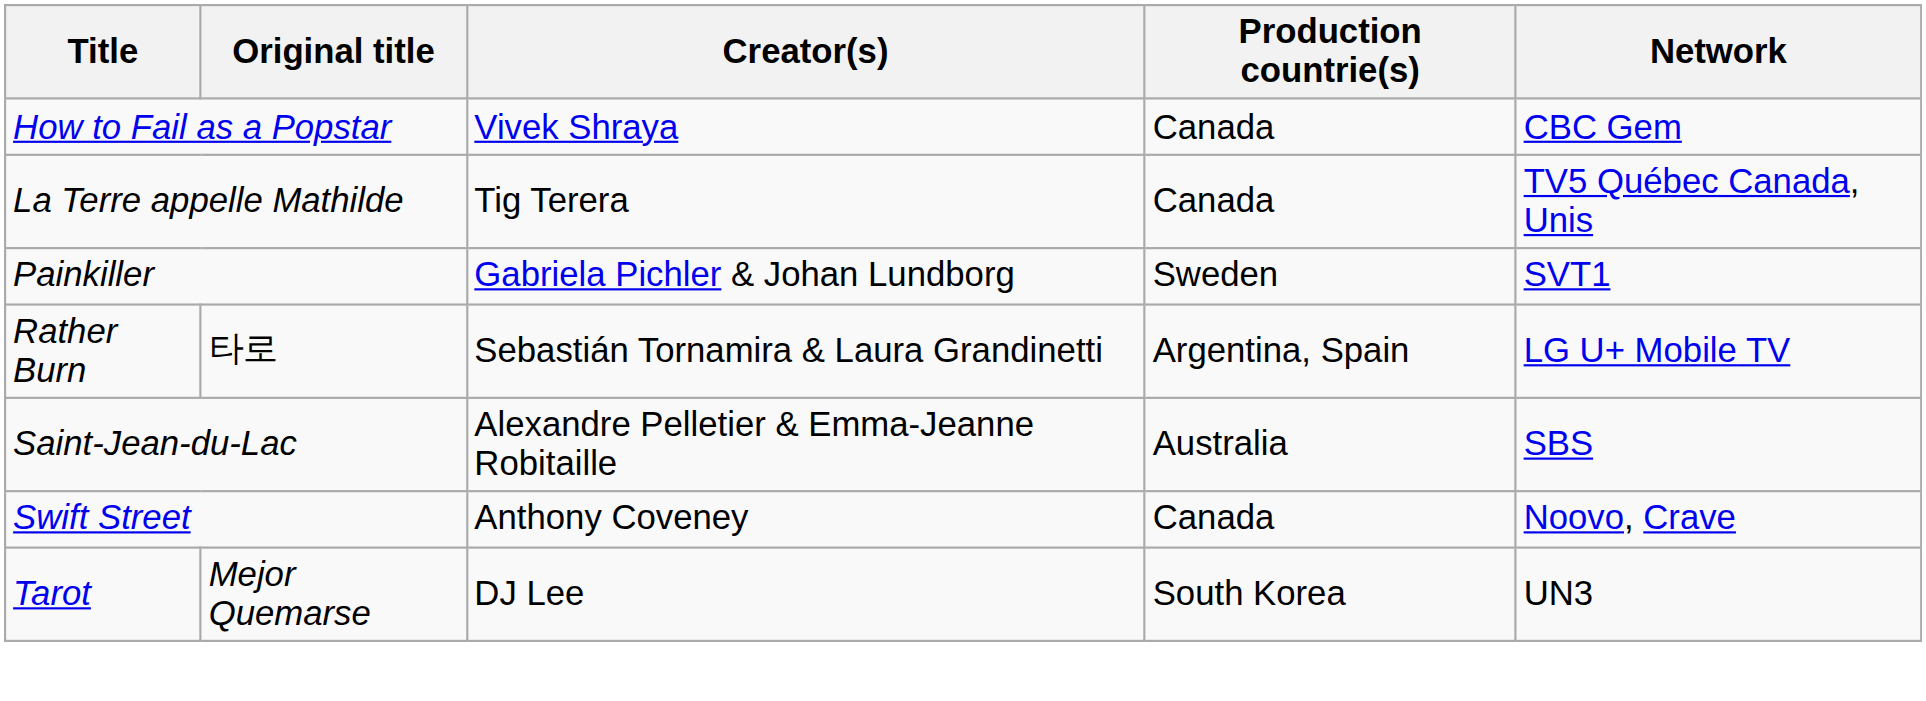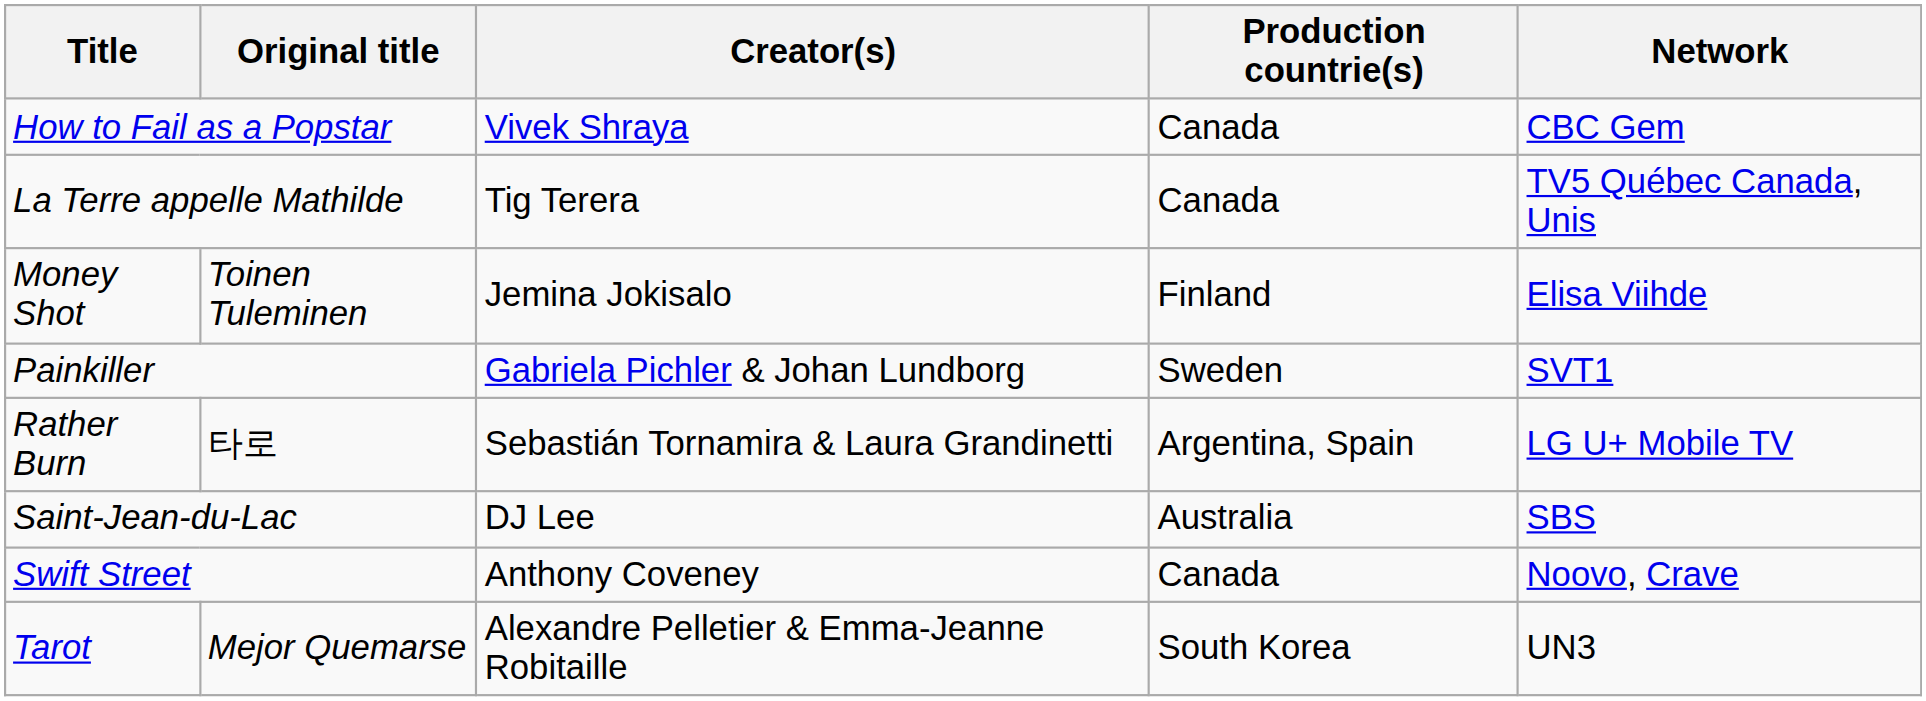+ row: (65, 294)
(754, 444) Alexandre Pelletier & Emma-Jeanne Robitaille -> (540, 518) DJ Lee
(529, 593) DJ Lee -> (765, 648) Alexandre Pelletier & Emma-Jeanne Robitaille
